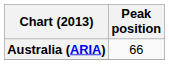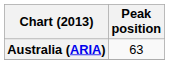(136, 49) 66 -> (136, 49) 63
